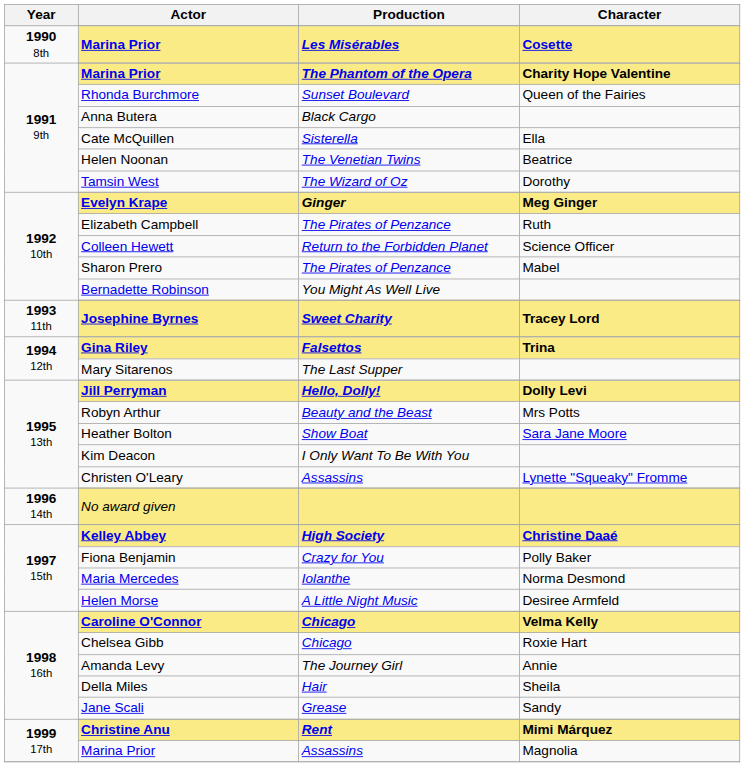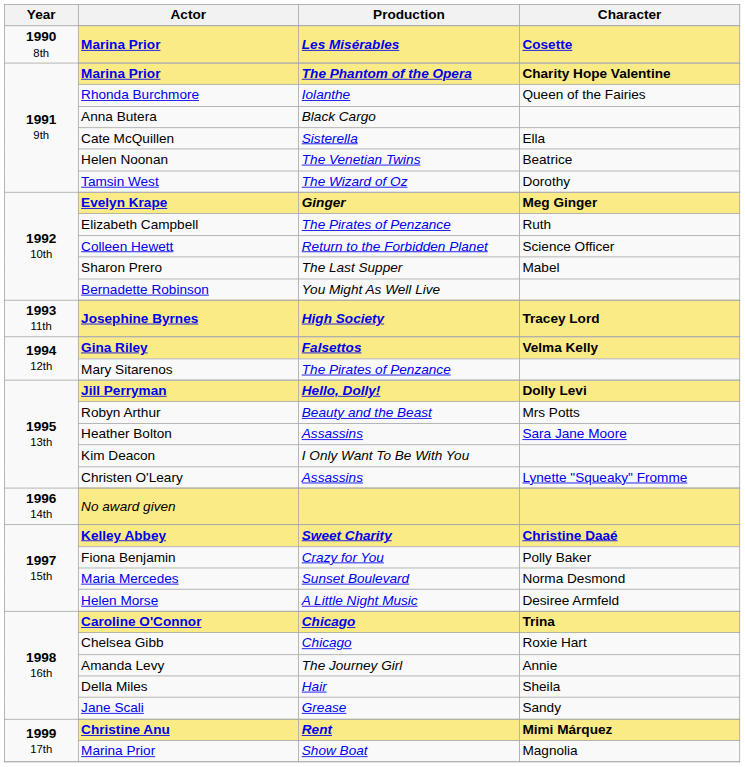(355, 95) Sunset Boulevard -> (326, 95) Iolanthe
(376, 267) The Pirates of Penzance -> (352, 267) The Last Supper
(347, 318) Sweet Charity -> (343, 318) High Society
(539, 347) Trina -> (560, 347) Velma Kelly
(352, 369) The Last Supper -> (376, 369) The Pirates of Penzance
(335, 434) Show Boat -> (332, 434) Assassins
(343, 535) High Society -> (347, 535) Sweet Charity
(326, 578) Iolanthe -> (355, 578) Sunset Boulevard
(560, 621) Velma Kelly -> (539, 621) Trina
(332, 751) Assassins -> (335, 751) Show Boat
